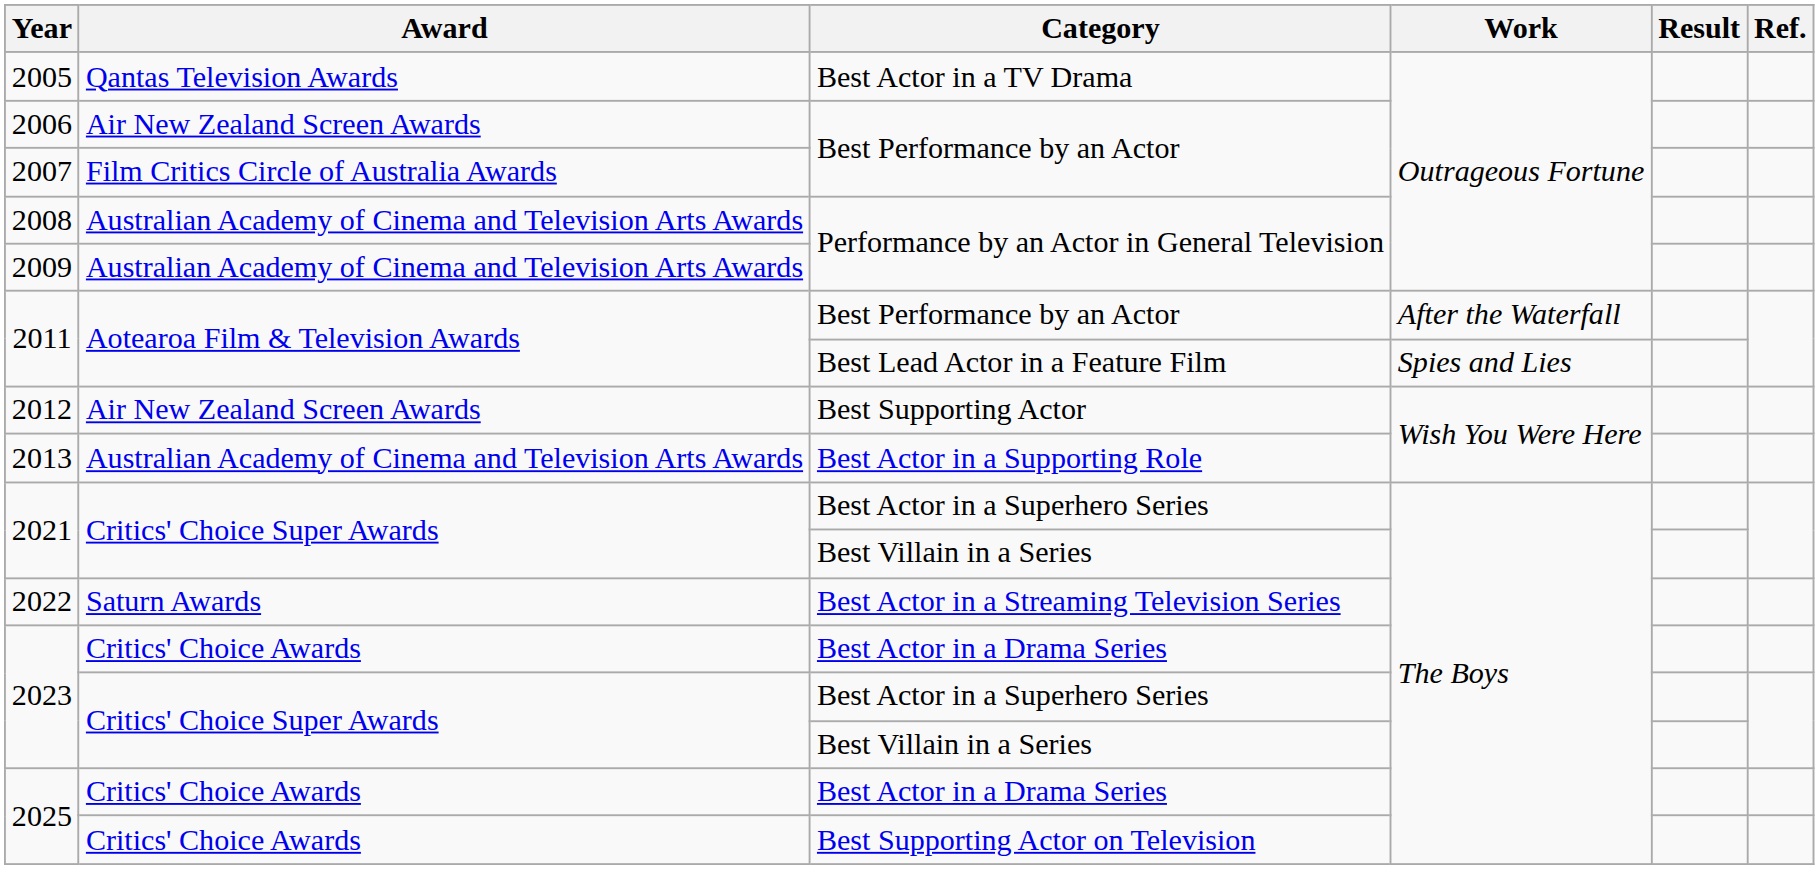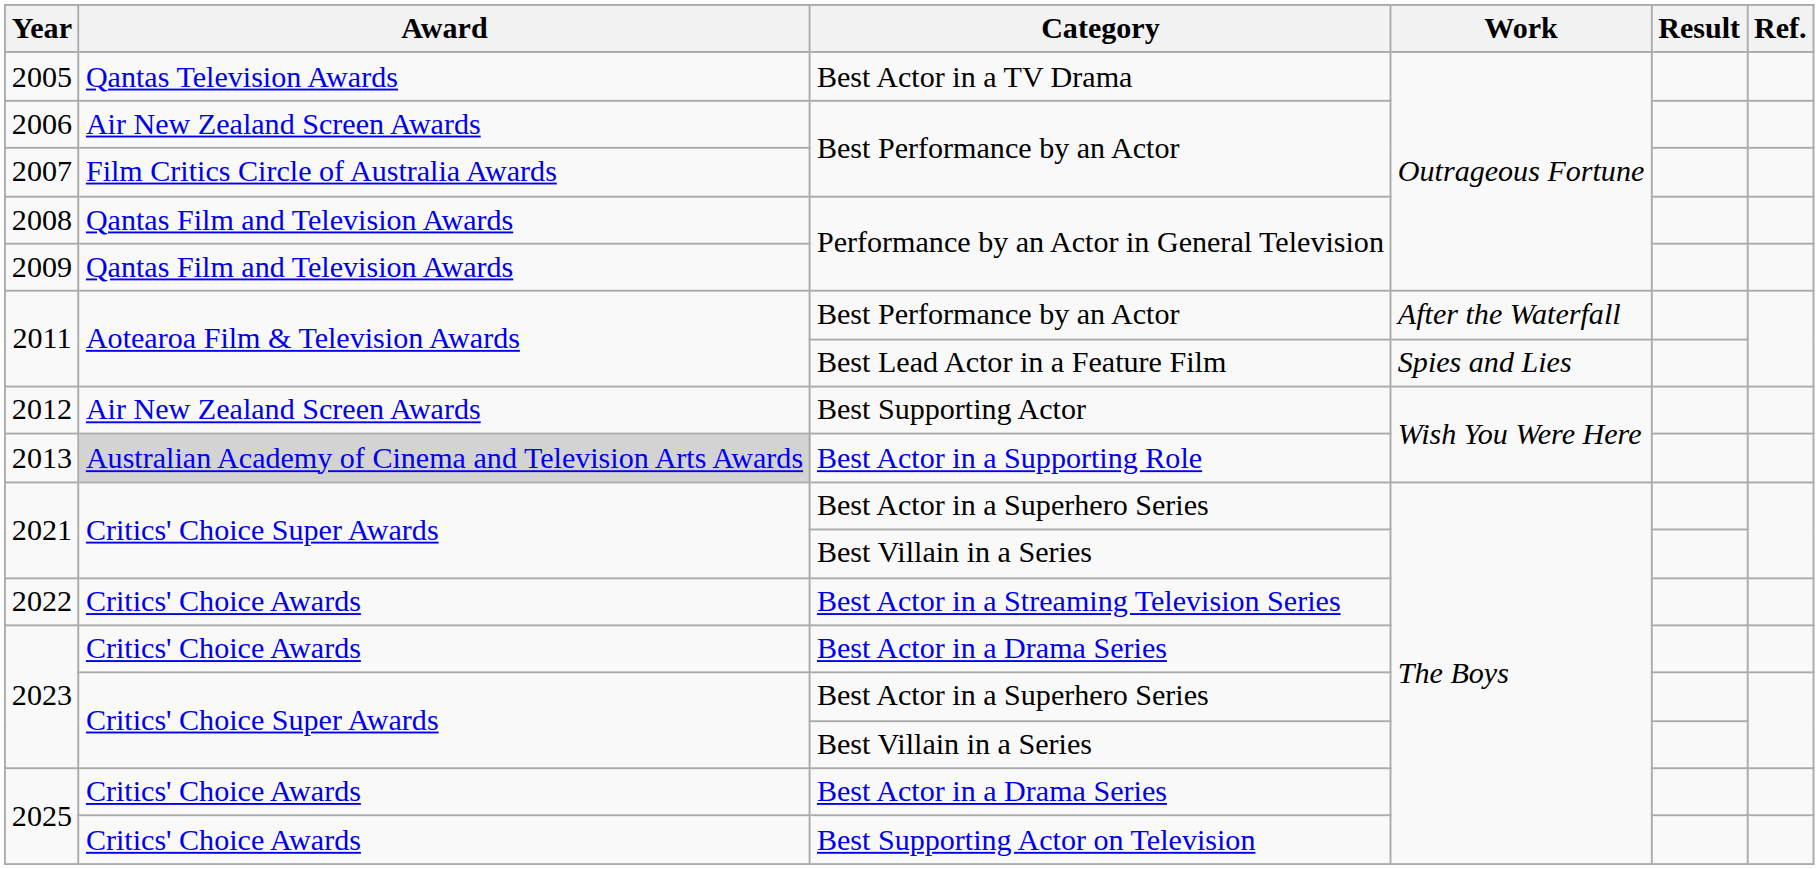(444, 219) Australian Academy of Cinema and Television Arts Awards -> (300, 219) Qantas Film and Television Awards
(444, 266) Australian Academy of Cinema and Television Arts Awards -> (300, 266) Qantas Film and Television Awards
(444, 457) no background -> (444, 457) lightgrey background
(173, 600) Saturn Awards -> (223, 600) Critics' Choice Awards
